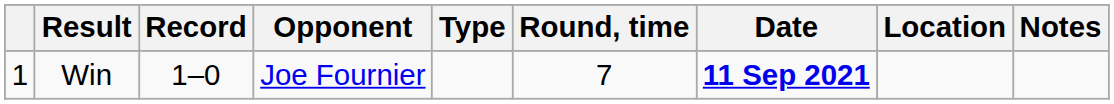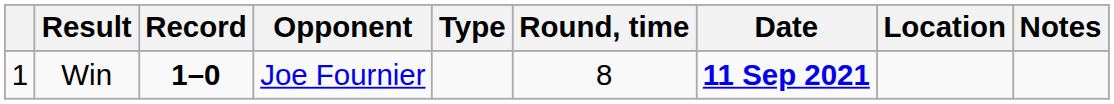(196, 74) normal -> (196, 74) bold
(604, 74) 7 -> (604, 74) 8
